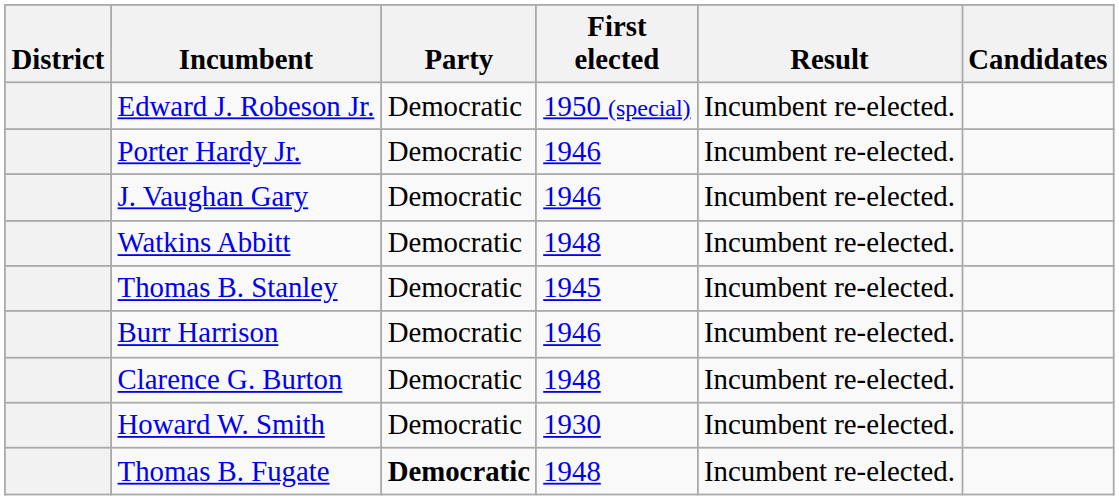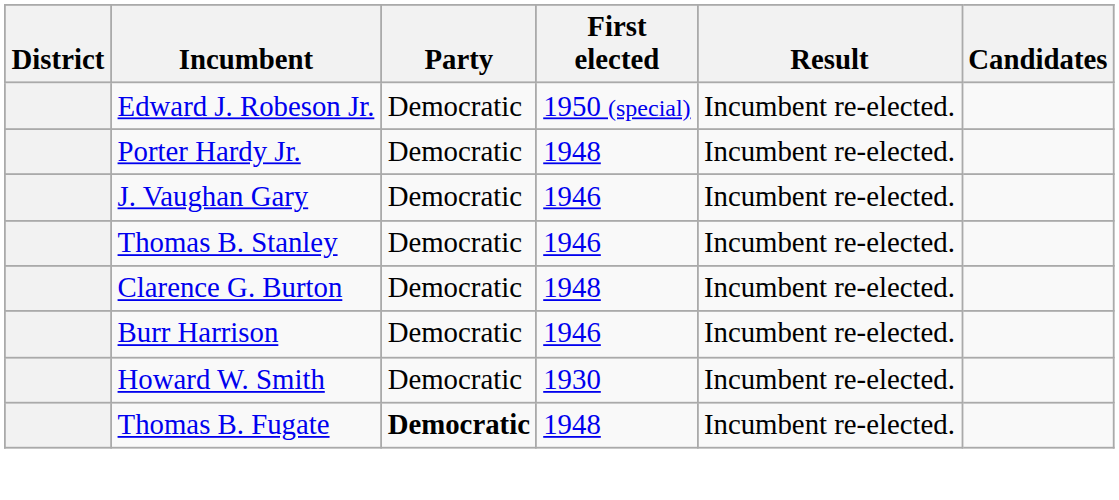(572, 151) 1946 -> (572, 151) 1948
- row: (204, 242)
(572, 288) 1945 -> (572, 242) 1946
rows swapped: (230, 379) <-> (198, 333)
